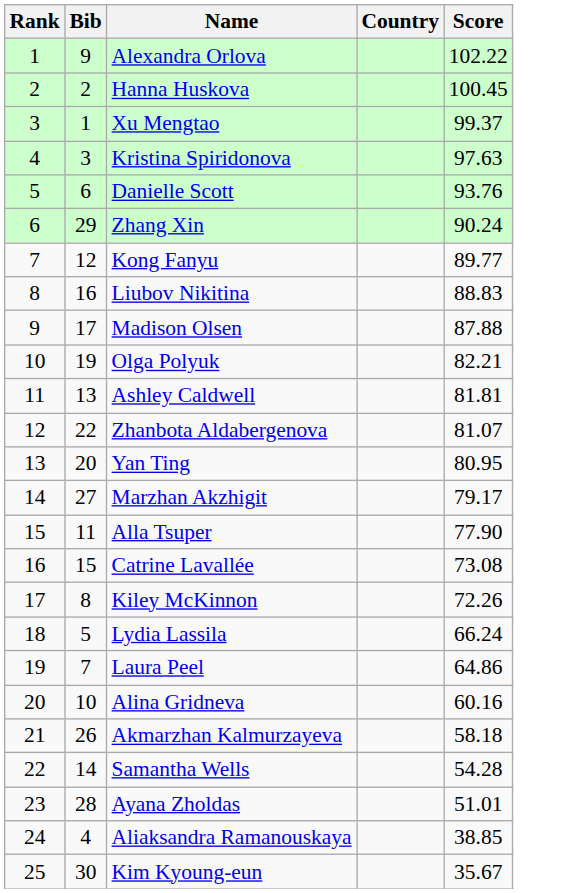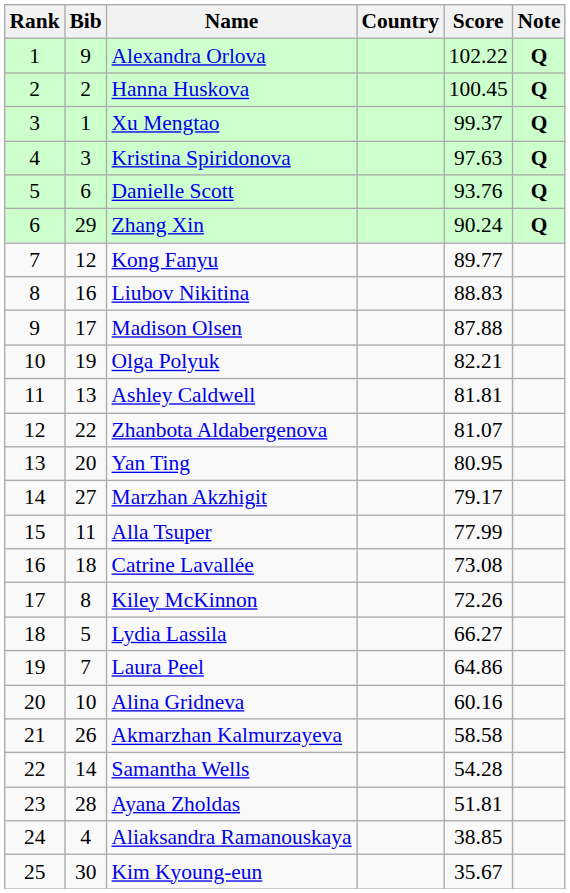+ column: (539, 21)
(478, 531) 77.90 -> (478, 531) 77.99
(86, 565) 15 -> (86, 565) 18
(478, 633) 66.24 -> (478, 633) 66.27
(478, 735) 58.18 -> (478, 735) 58.58
(478, 803) 51.01 -> (478, 803) 51.81
